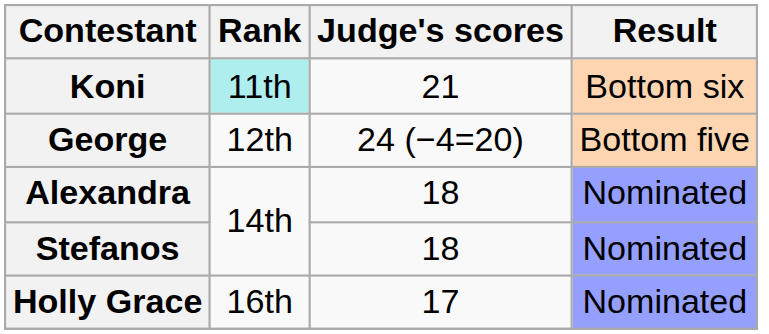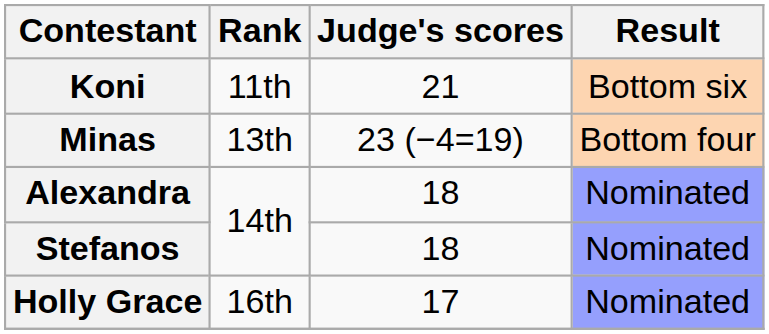(260, 85) paleturquoise background -> (260, 85) no background
- row: (108, 139)
+ row: (108, 139)
